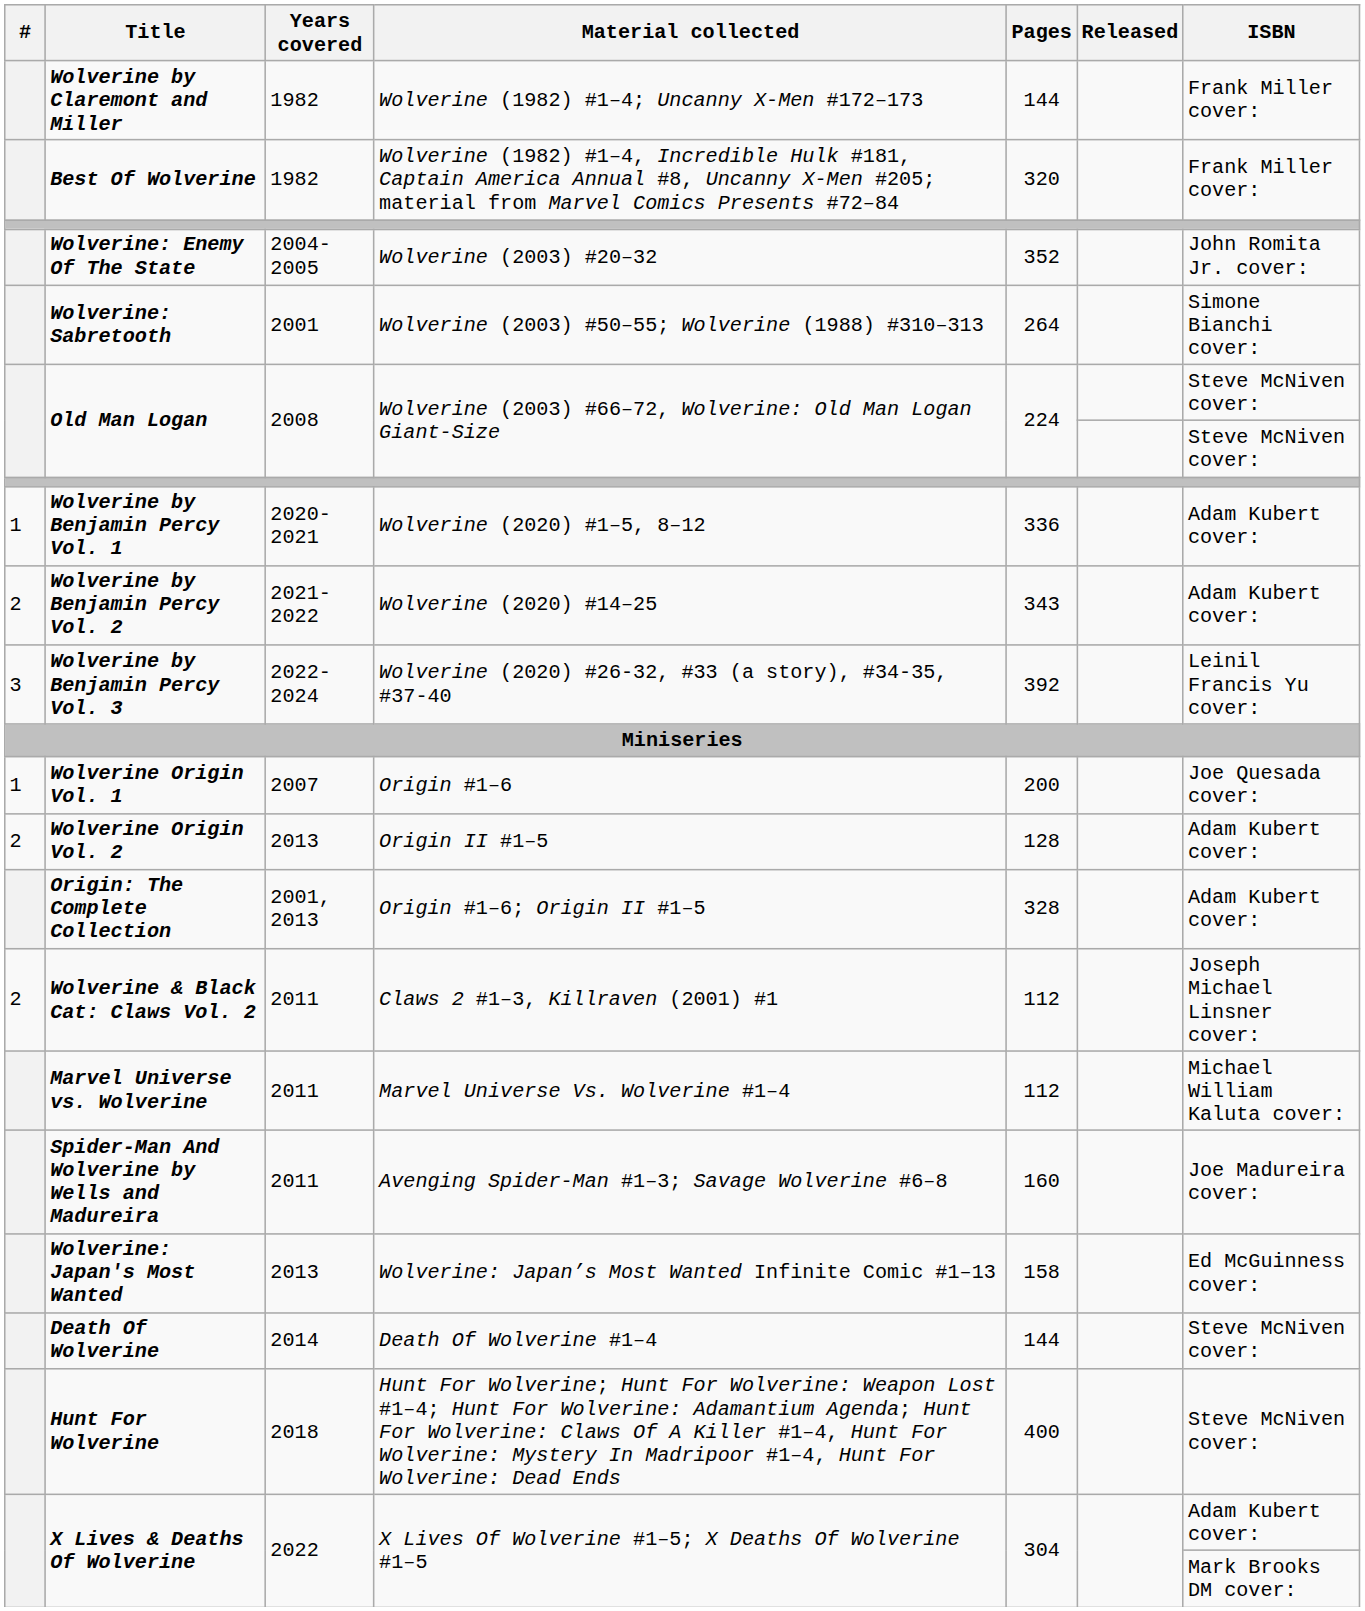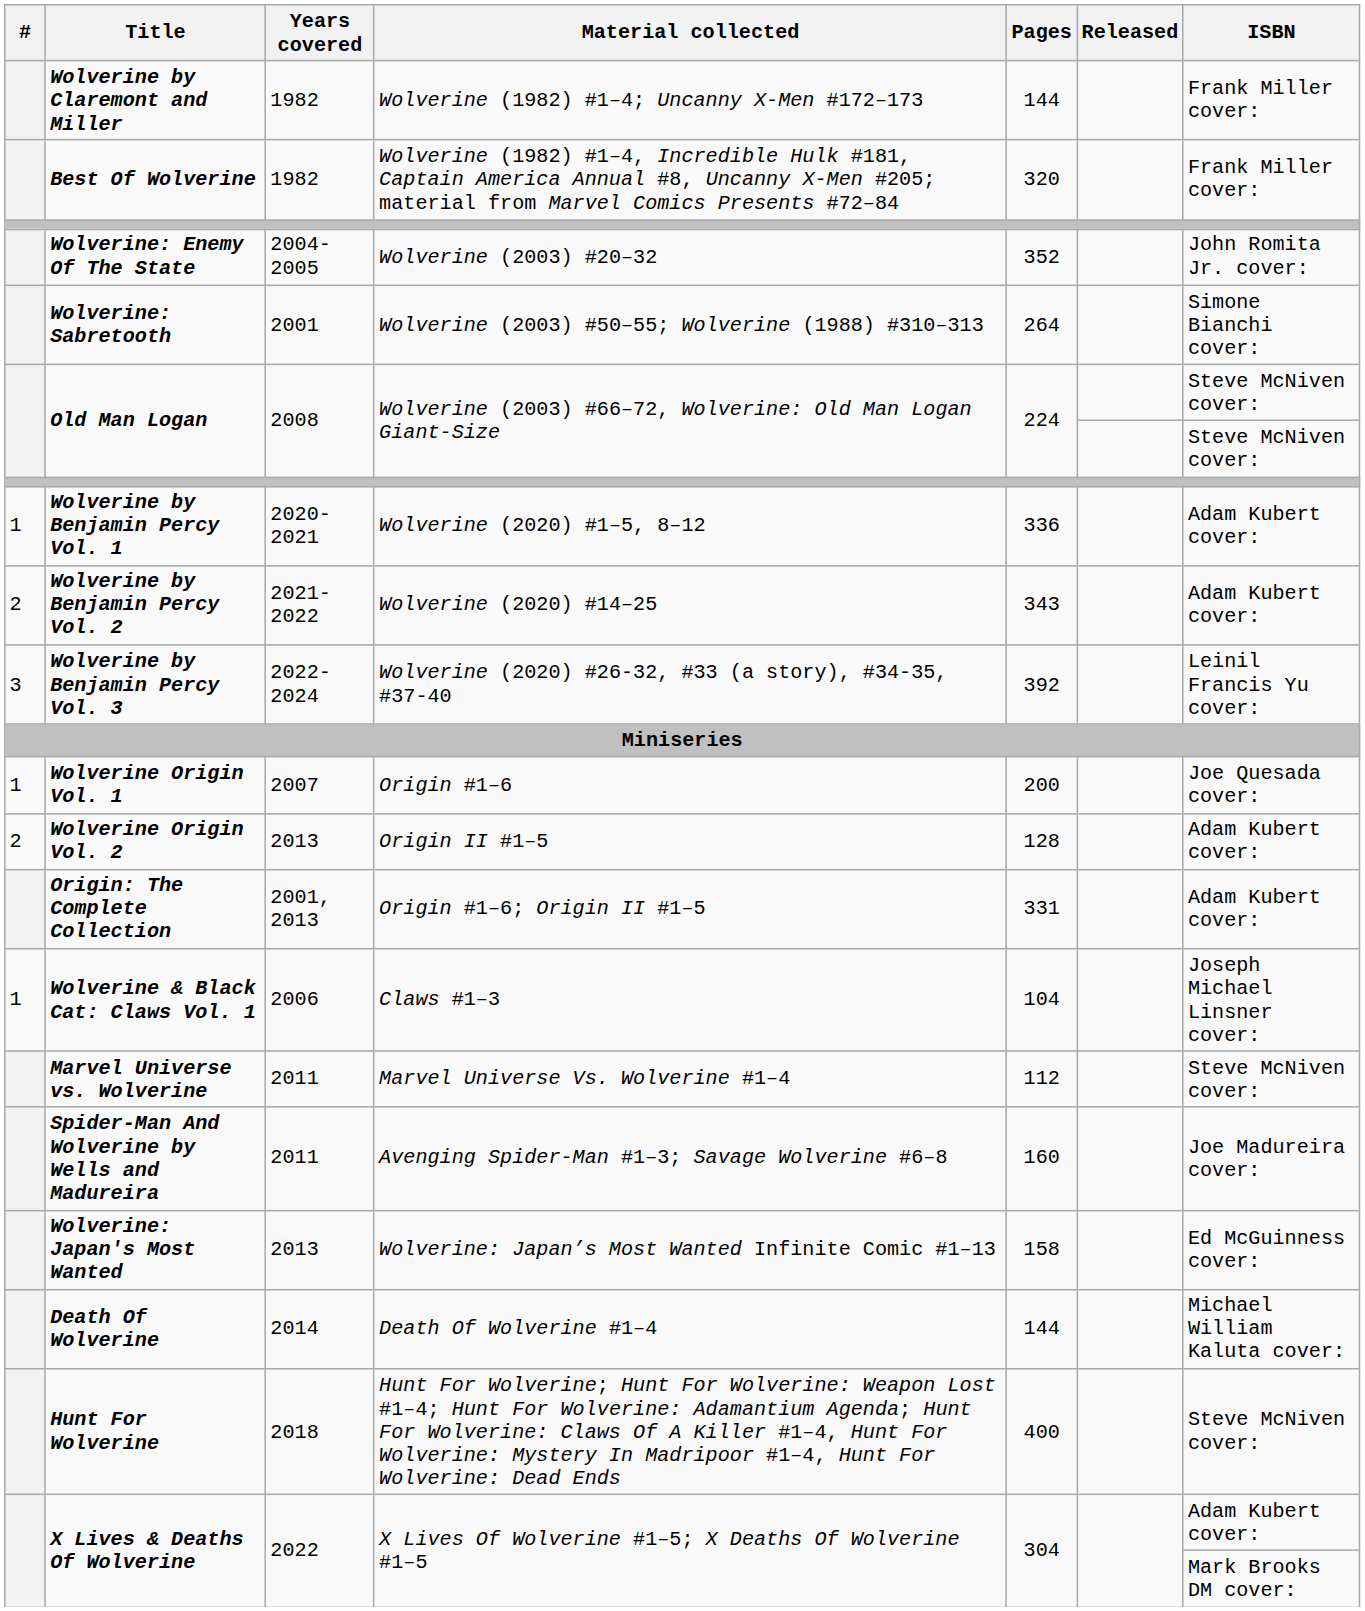(1042, 909) 328 -> (1042, 909) 331
+ row: (153, 1000)
- row: (153, 1000)
(1266, 1091) Michael William Kaluta cover: -> (1266, 1079) Steve McNiven cover:
(1266, 1341) Steve McNiven cover: -> (1266, 1329) Michael William Kaluta cover:
